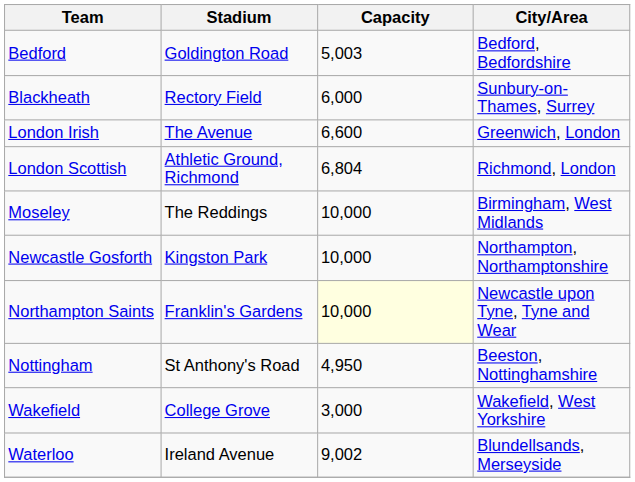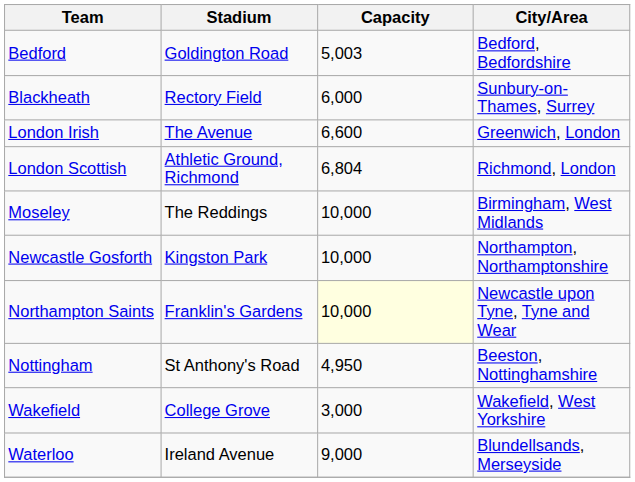(342, 455) 9,002 -> (342, 455) 9,000
